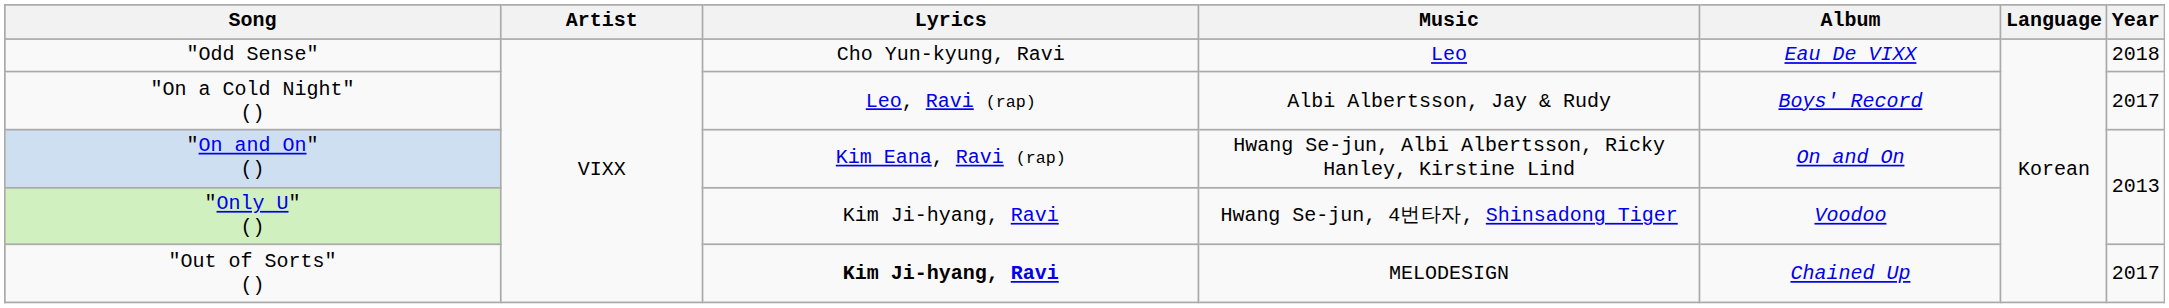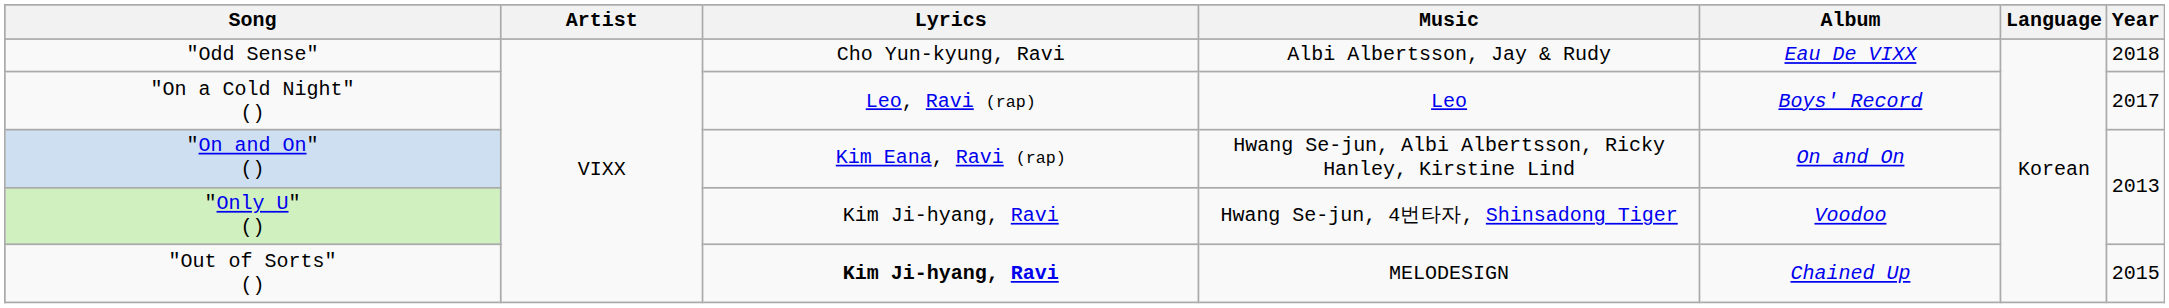(1449, 55) Leo -> (1449, 55) Albi Albertsson, Jay & Rudy
(1449, 101) Albi Albertsson, Jay & Rudy -> (1449, 101) Leo
(2136, 274) 2017 -> (2136, 274) 2015
